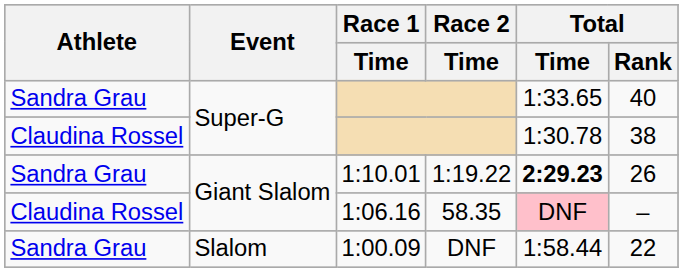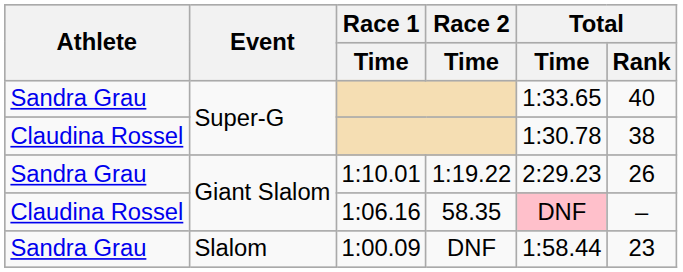(563, 174) bold -> (562, 174) normal
(643, 249) 22 -> (642, 249) 23
